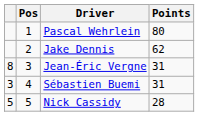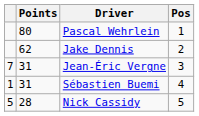columns swapped: (28, 13) <-> (171, 13)
(10, 67) 8 -> (10, 67) 7
(10, 85) 3 -> (10, 85) 1
